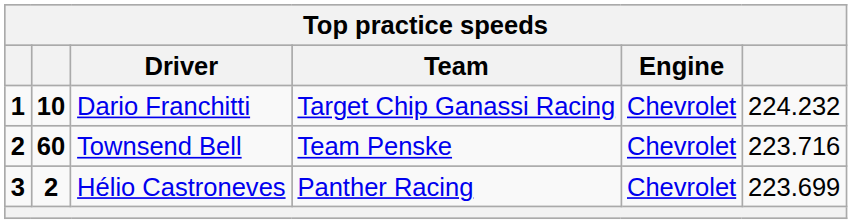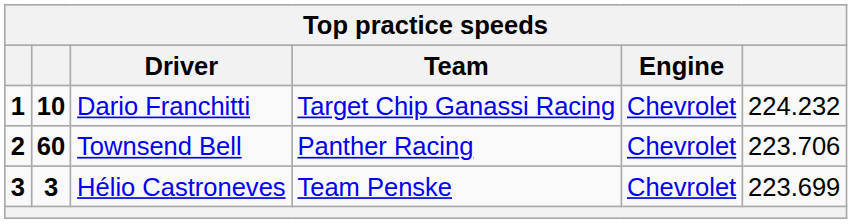(375, 147) Team Penske -> (385, 147) Panther Racing
(794, 147) 223.716 -> (794, 147) 223.706
(51, 187) 2 -> (51, 187) 3
(385, 187) Panther Racing -> (375, 187) Team Penske
